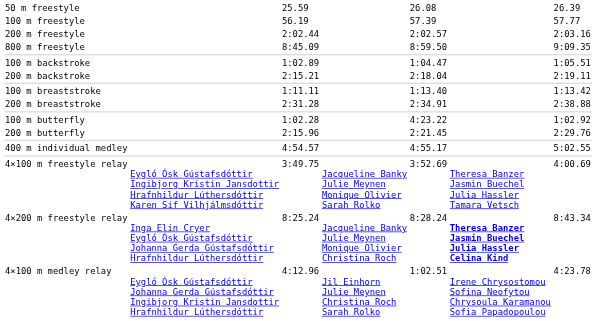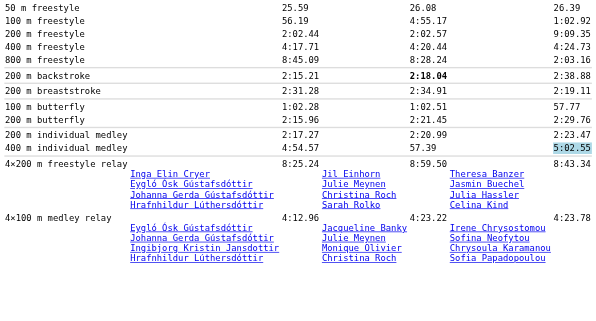(423, 21) 57.39 -> (428, 21) 4:55.17
(567, 21) 57.77 -> (572, 21) 1:02.92
(572, 34) 2:03.16 -> (572, 34) 9:09.35
+ row: (45, 47)
(428, 47) 8:59.50 -> (428, 60) 8:28.24
(572, 47) 9:09.35 -> (572, 60) 2:03.16
- row: (48, 63)
(428, 75) normal -> (428, 75) bold
(572, 75) 2:19.11 -> (572, 75) 2:38.88
- row: (53, 91)
(572, 104) 2:38.88 -> (572, 91) 2:19.11
(428, 120) 4:23.22 -> (428, 107) 1:02.51
(572, 120) 1:02.92 -> (567, 107) 57.77
+ row: (66, 135)
(428, 148) 4:55.17 -> (423, 148) 57.39
(572, 148) no background -> (572, 148) lightblue background
- row: (66, 164)
(364, 243) Jacqueline Banky Julie Meynen Monique Olivier Christina Roch -> (359, 189) Jil Einhorn Julie Meynen Christina Roch Sarah Rolko
(428, 218) 8:28.24 -> (428, 164) 8:59.50
(487, 243) bold -> (487, 189) normal
(359, 297) Jil Einhorn Julie Meynen Christina Roch Sarah Rolko -> (364, 243) Jacqueline Banky Julie Meynen Monique Olivier Christina Roch
(428, 271) 1:02.51 -> (428, 218) 4:23.22
